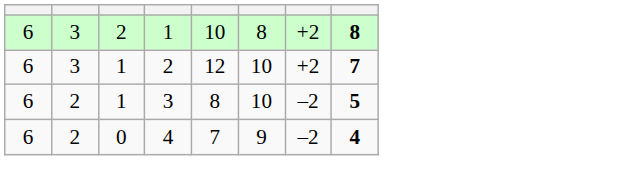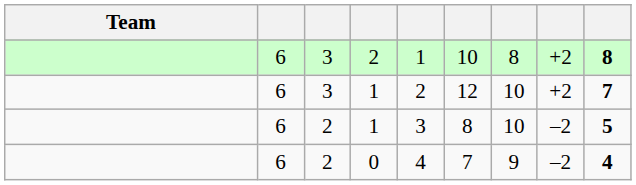+ column: (131, 22)
